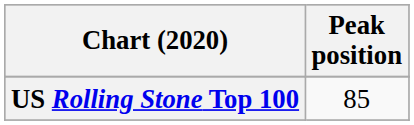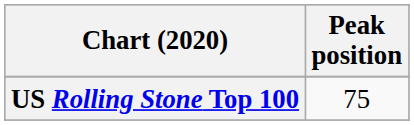(357, 98) 85 -> (357, 98) 75
